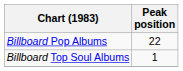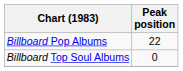(155, 58) 1 -> (155, 58) 0
